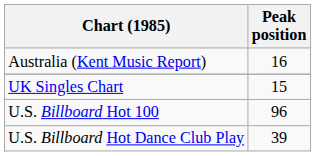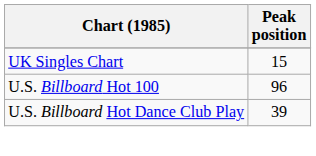- row: (107, 61)
